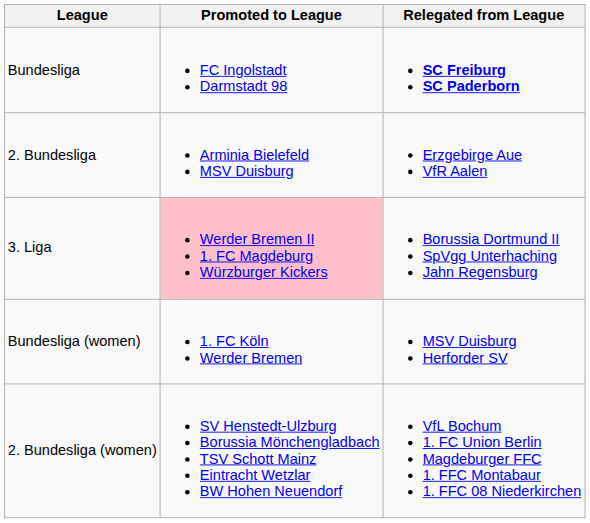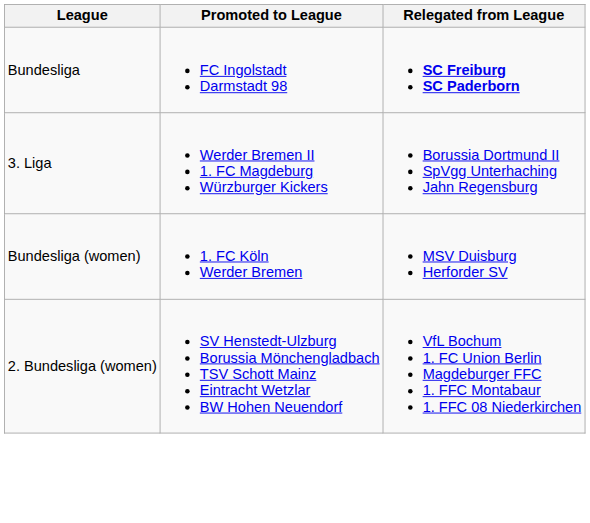- row: (52, 155)
(271, 256) pink background -> (271, 171) no background
